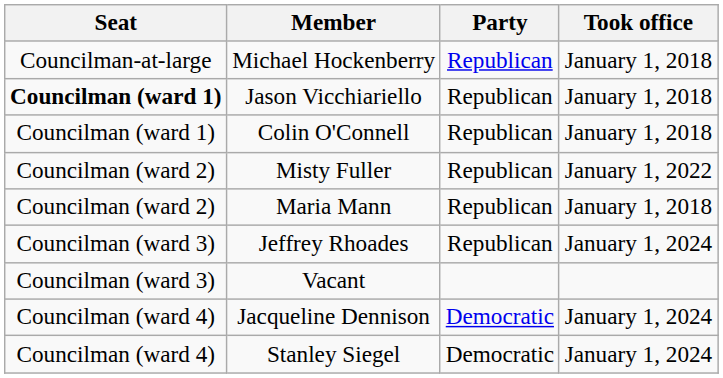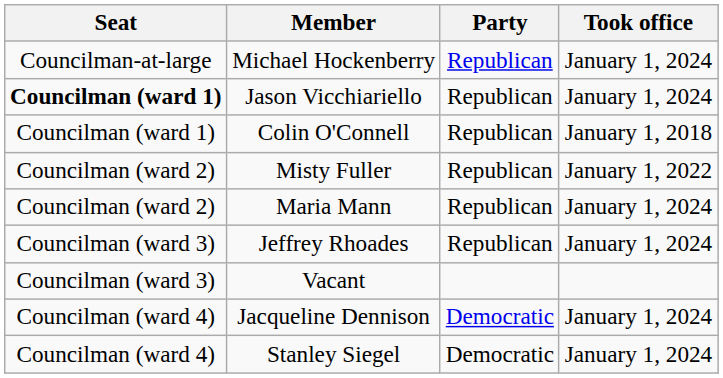(638, 59) January 1, 2018 -> (638, 59) January 1, 2024
(638, 96) January 1, 2018 -> (638, 96) January 1, 2024
(638, 206) January 1, 2018 -> (638, 206) January 1, 2024
